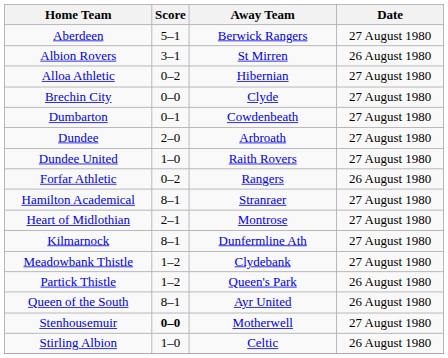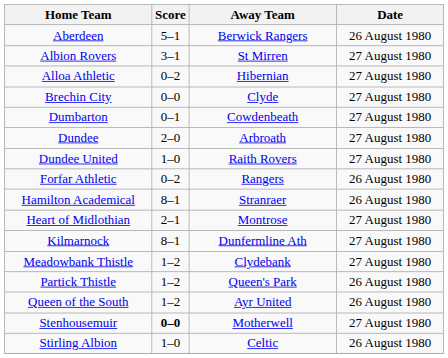(390, 35) 27 August 1980 -> (390, 35) 26 August 1980
(390, 55) 26 August 1980 -> (390, 55) 27 August 1980
(390, 199) 27 August 1980 -> (390, 199) 26 August 1980
(170, 302) 8–1 -> (170, 302) 1–2
